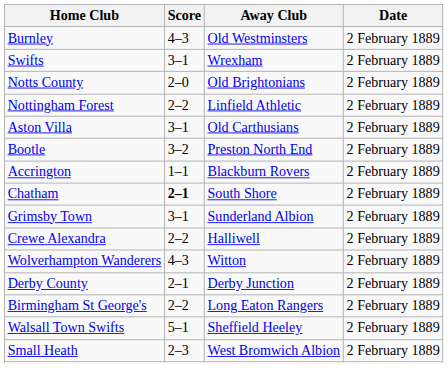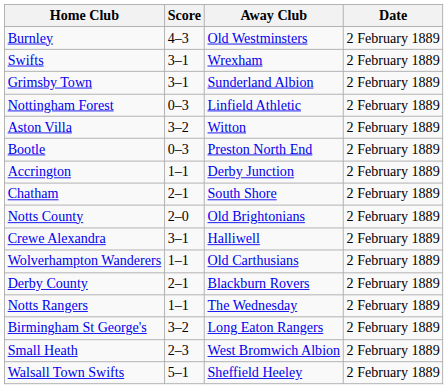rows swapped: (45, 82) <-> (50, 216)
(178, 104) 2–2 -> (178, 104) 0–3
(178, 127) 3–1 -> (178, 127) 3–2
(253, 127) Old Carthusians -> (227, 127) Witton
(178, 149) 3–2 -> (178, 149) 0–3
(259, 171) Blackburn Rovers -> (251, 171) Derby Junction
(178, 194) bold -> (178, 194) normal
(178, 238) 2–2 -> (178, 238) 3–1
(178, 261) 4–3 -> (178, 261) 1–1
(227, 261) Witton -> (253, 261) Old Carthusians
(251, 283) Derby Junction -> (259, 283) Blackburn Rovers
+ row: (48, 305)
(178, 305) 2–2 -> (178, 328) 3–2
rows swapped: (43, 350) <-> (66, 328)
